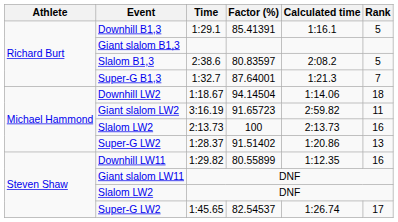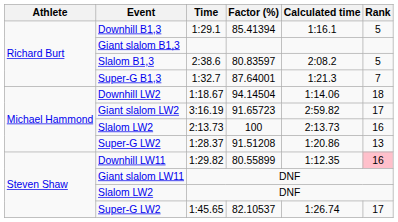(254, 29) 85.41391 -> (254, 29) 85.41394
(378, 111) 11 -> (378, 111) 17
(254, 144) 91.51402 -> (254, 144) 91.51208
(378, 160) no background -> (378, 160) pink background
(254, 210) 82.54537 -> (254, 210) 82.10537
